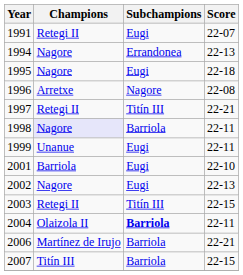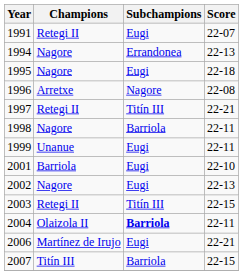(54, 128) lavender background -> (54, 128) no background
(146, 242) Barriola -> (138, 242) Eugi
